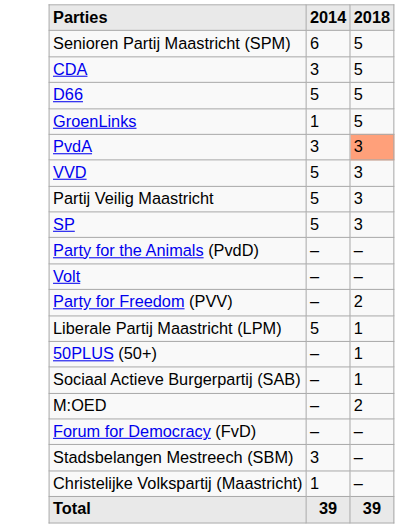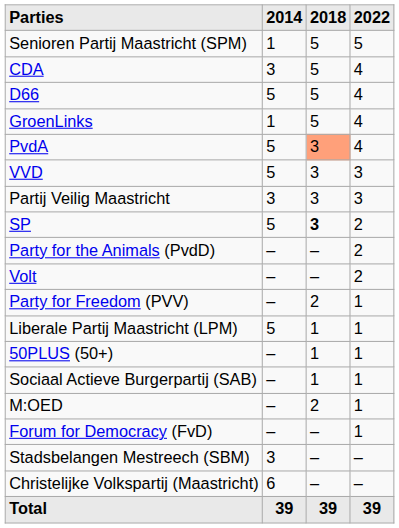+ column: (372, 17)
(314, 43) 6 -> (271, 43) 1
(314, 147) 3 -> (271, 147) 5
(314, 198) 5 -> (271, 198) 3
(358, 224) normal -> (314, 224) bold
(314, 483) 1 -> (271, 483) 6
